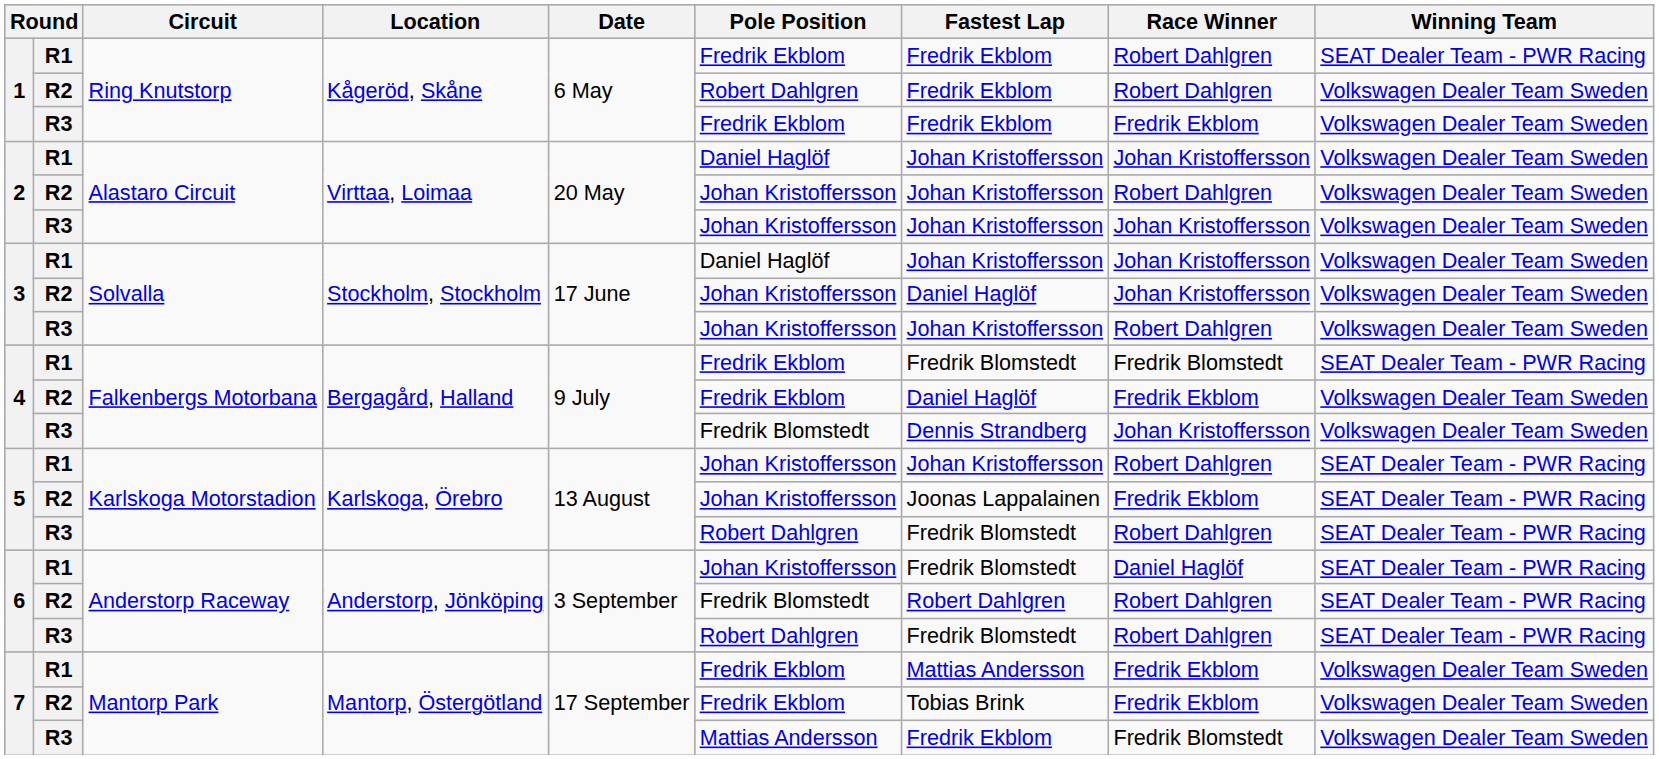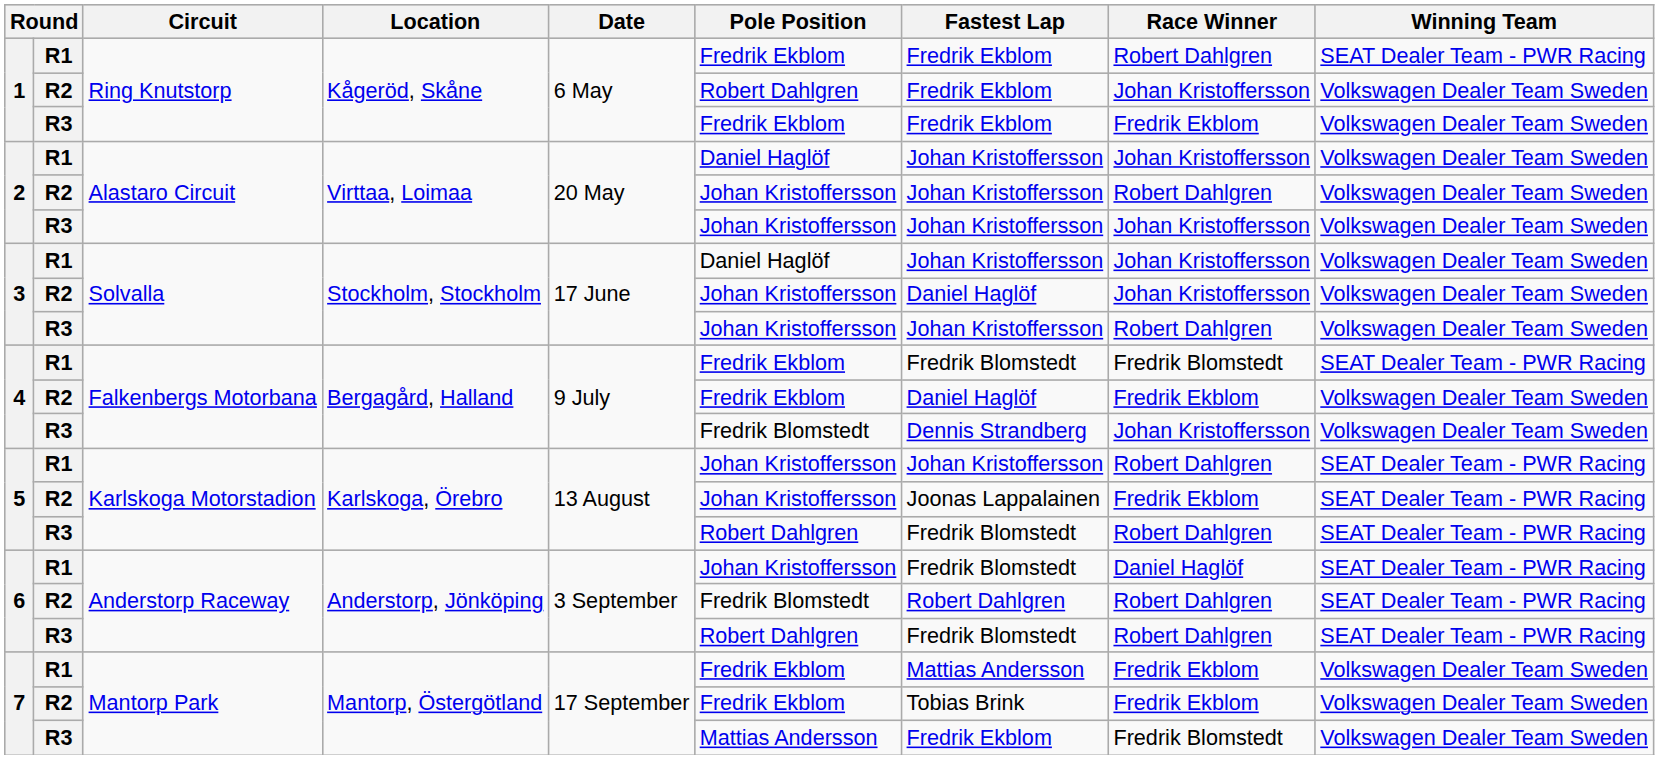(1193, 90) Robert Dahlgren -> (1212, 90) Johan Kristoffersson
